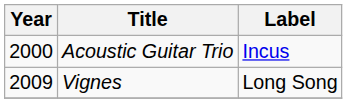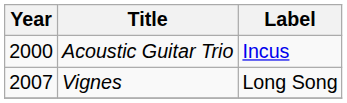(31, 82) 2009 -> (31, 82) 2007
